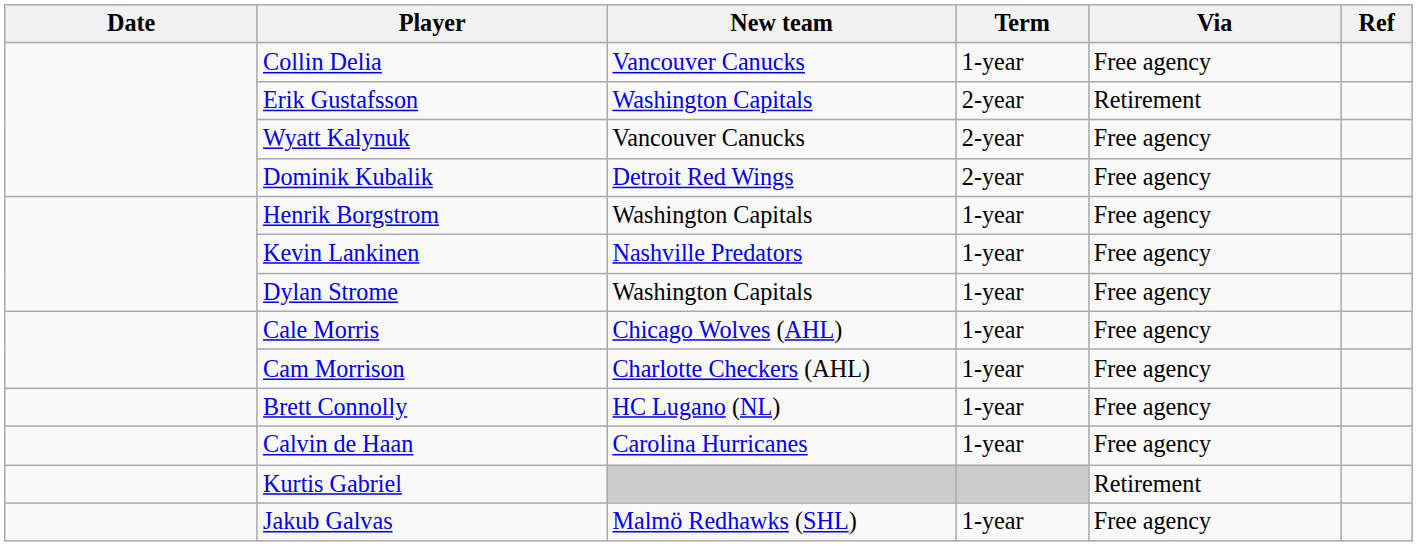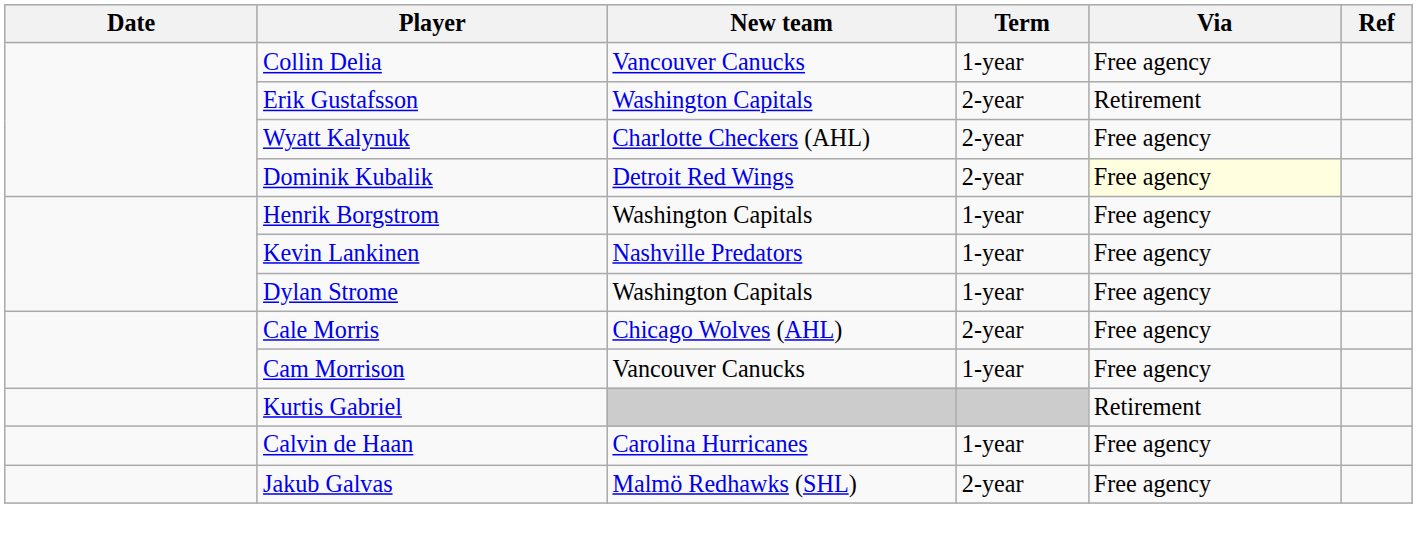(709, 138) Vancouver Canucks -> (741, 138) Charlotte Checkers (AHL)
(1152, 176) no background -> (1152, 176) lightyellow background
(993, 330) 1-year -> (993, 330) 2-year
(741, 368) Charlotte Checkers (AHL) -> (709, 368) Vancouver Canucks
- row: (335, 406)
rows swapped: (333, 483) <-> (338, 445)
(993, 521) 1-year -> (993, 483) 2-year
